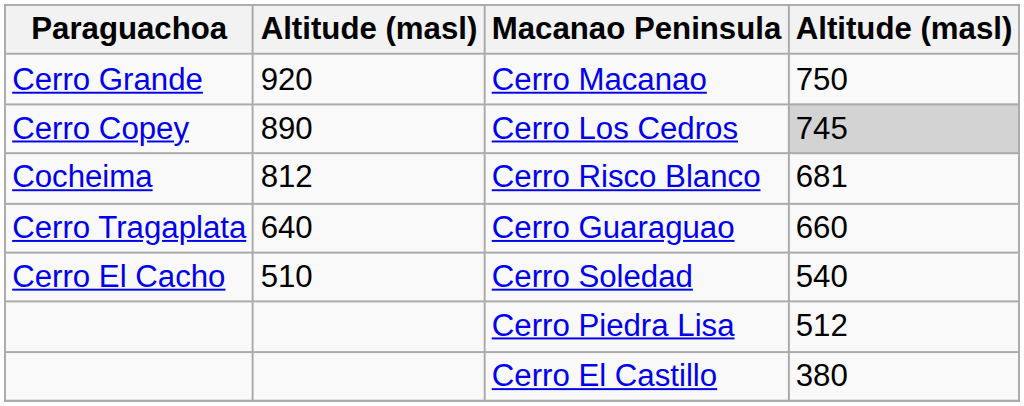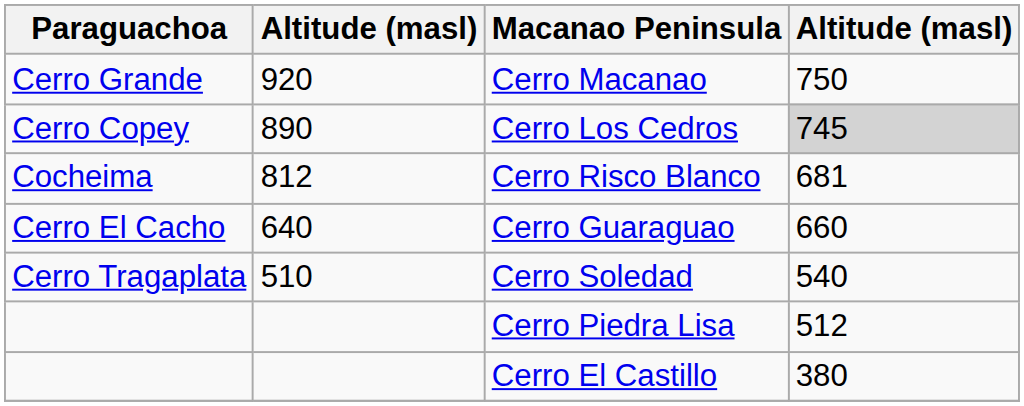(129, 227) Cerro Tragaplata -> (119, 227) Cerro El Cacho
(119, 276) Cerro El Cacho -> (129, 276) Cerro Tragaplata
